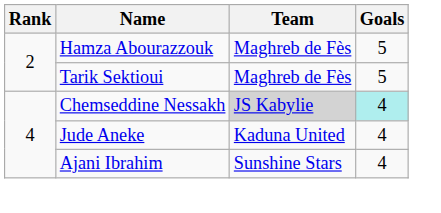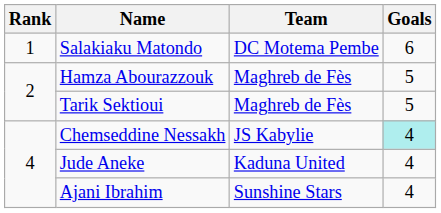+ row: (131, 47)
(274, 105) lightgrey background -> (274, 134) no background
